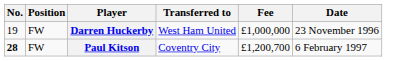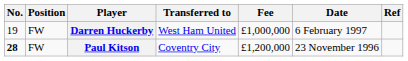+ column: (392, 13)
(337, 30) 23 November 1996 -> (331, 30) 6 February 1997
(265, 47) £1,200,700 -> (265, 47) £1,200,000
(331, 47) 6 February 1997 -> (337, 47) 23 November 1996
